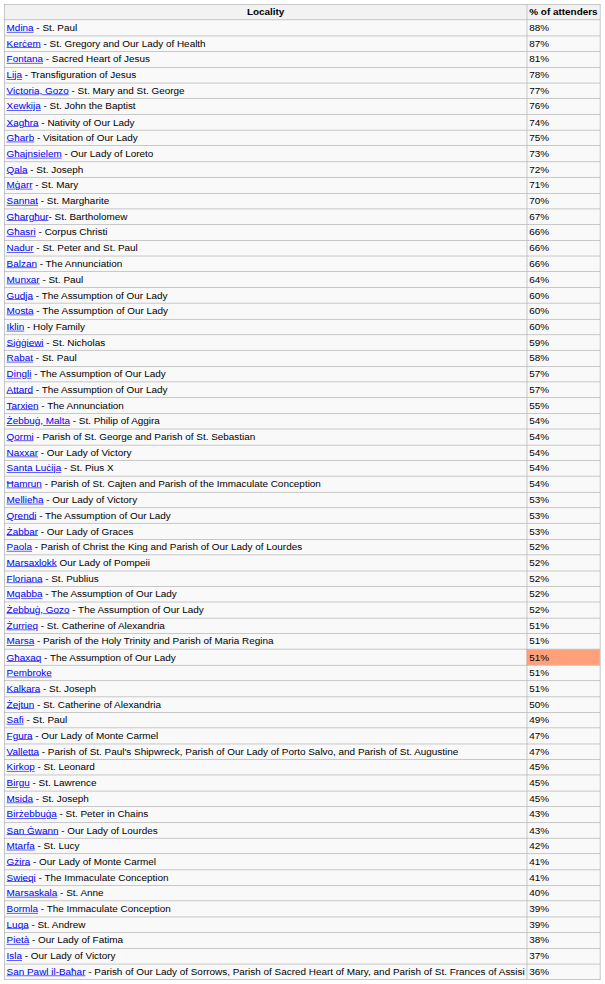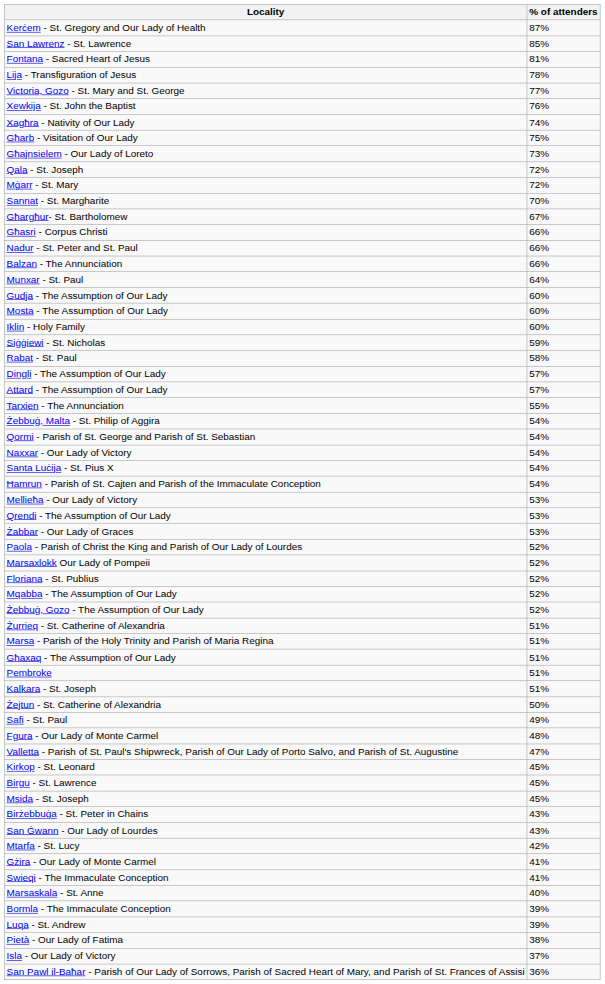- row: (42, 28)
+ row: (69, 43)
(539, 185) 71% -> (539, 185) 72%
(539, 657) lightsalmon background -> (539, 657) no background
(539, 736) 47% -> (539, 736) 48%
